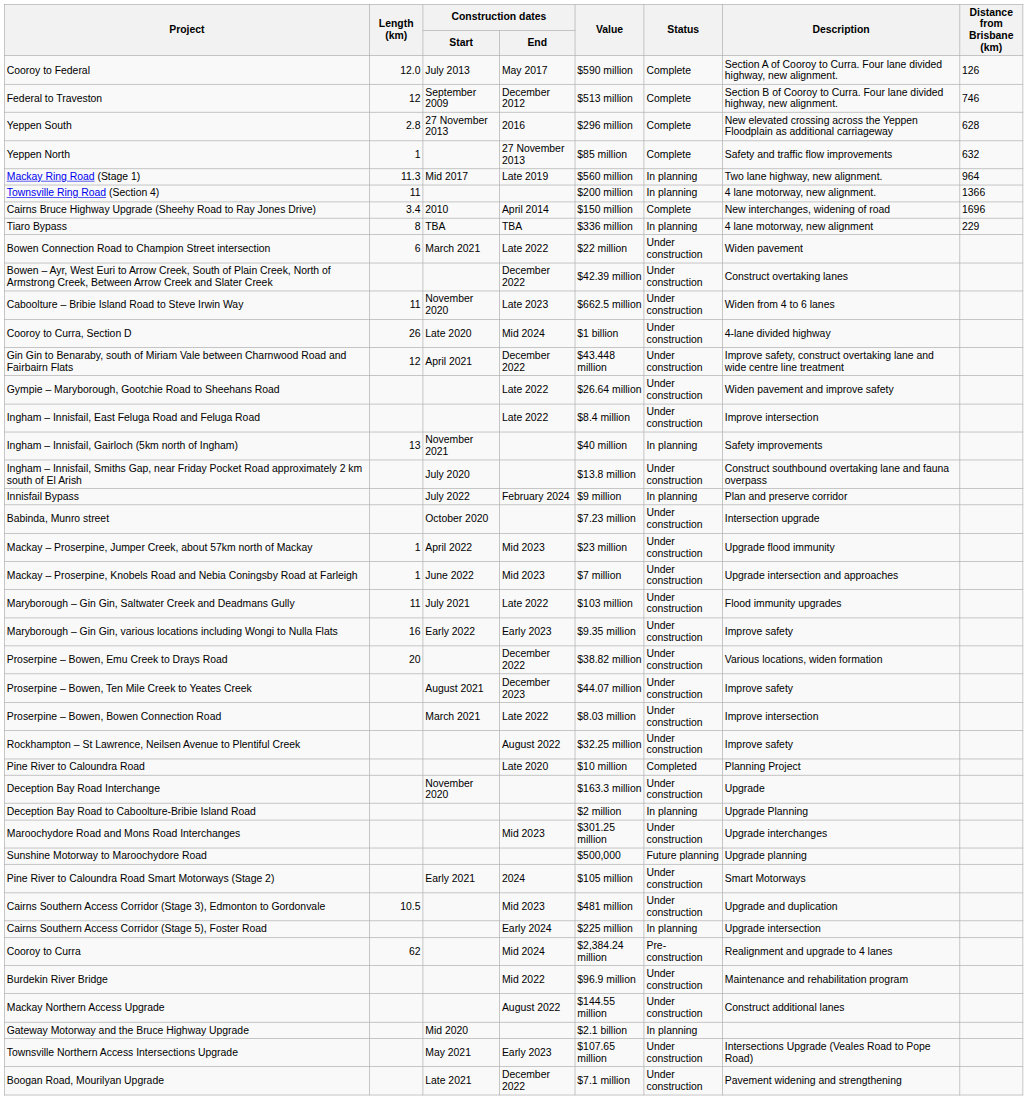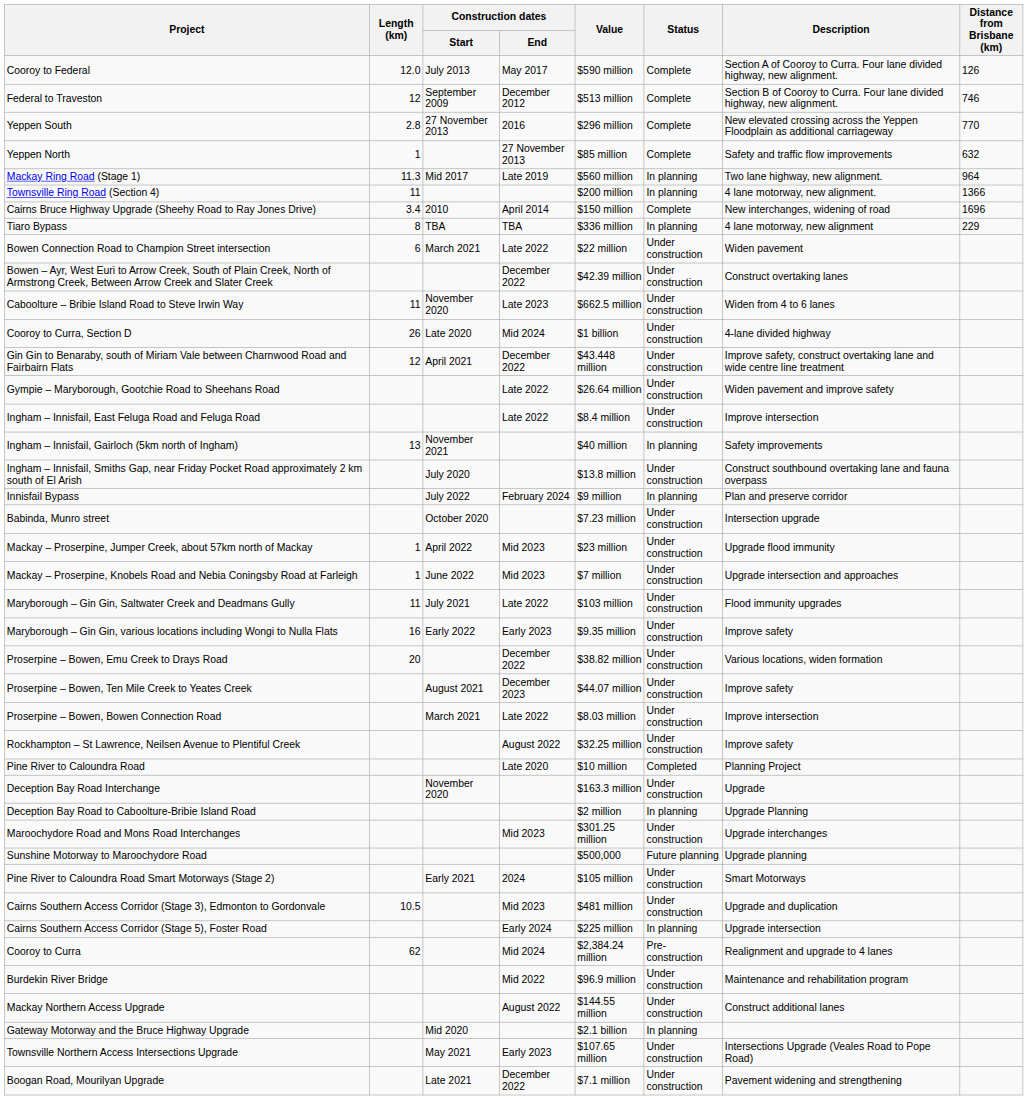(971, 126) 628 -> (971, 126) 770
